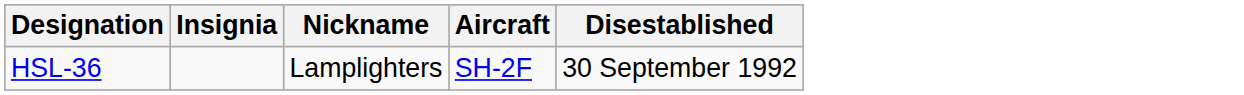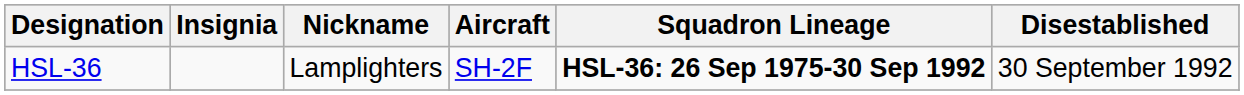+ column: (774, 25)
